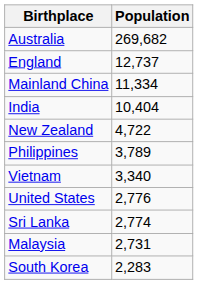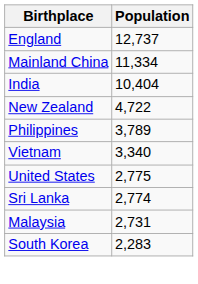- row: (36, 39)
(133, 199) 2,776 -> (133, 176) 2,775
